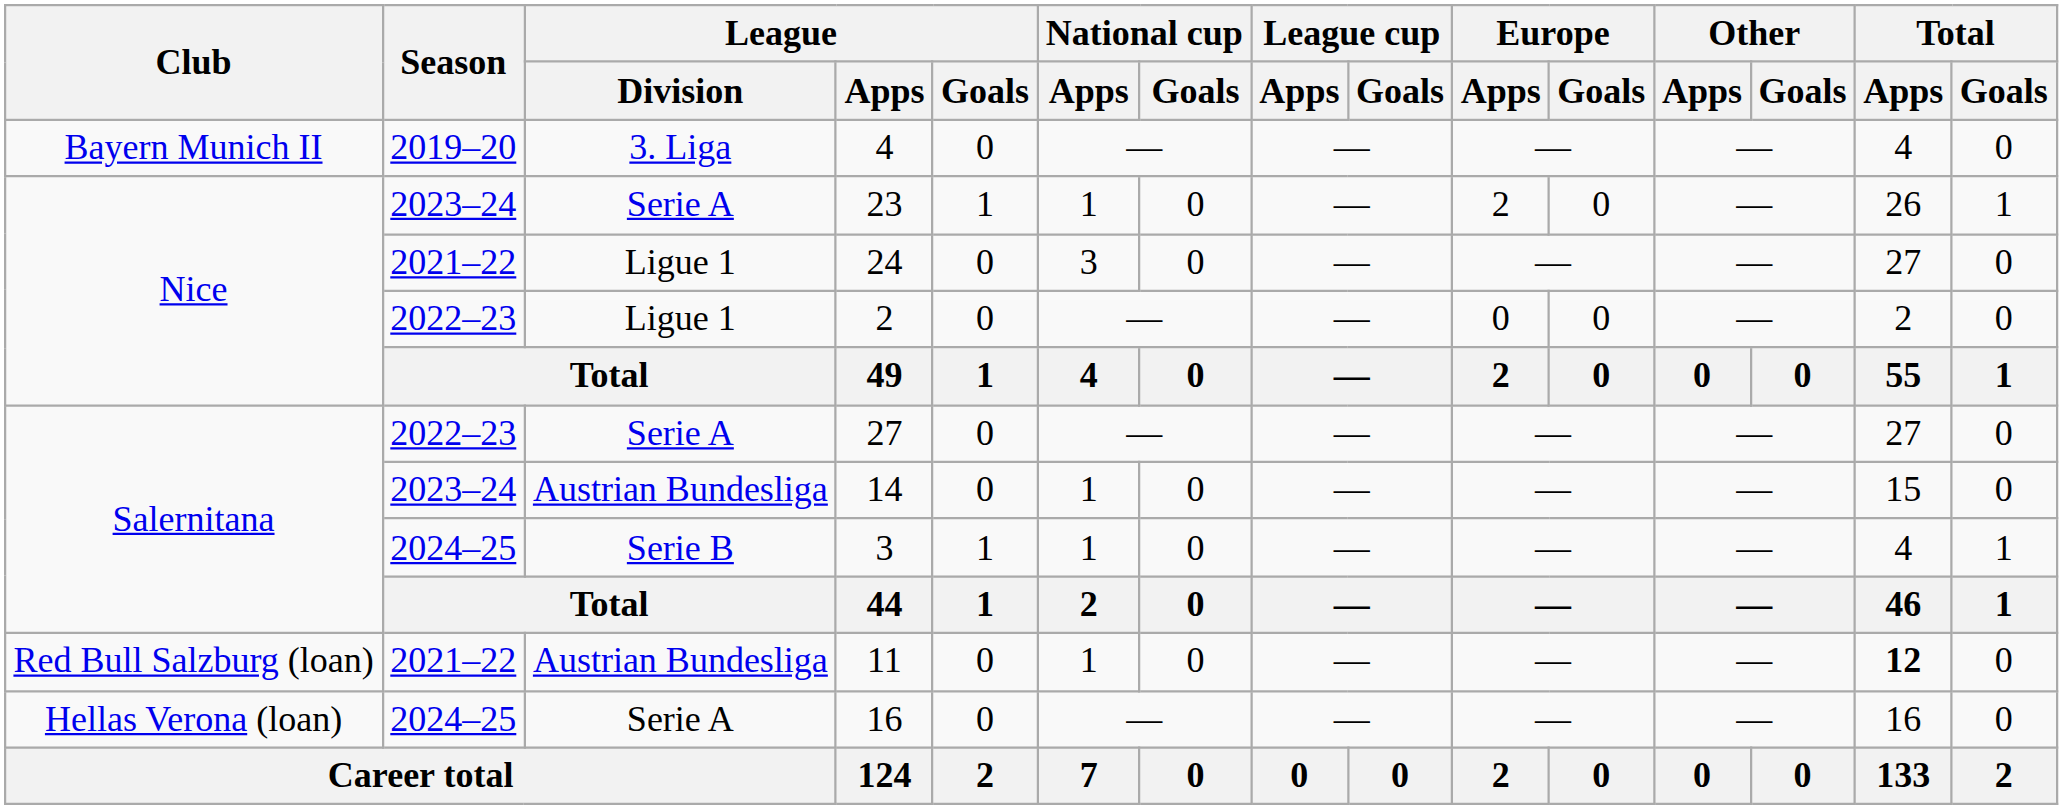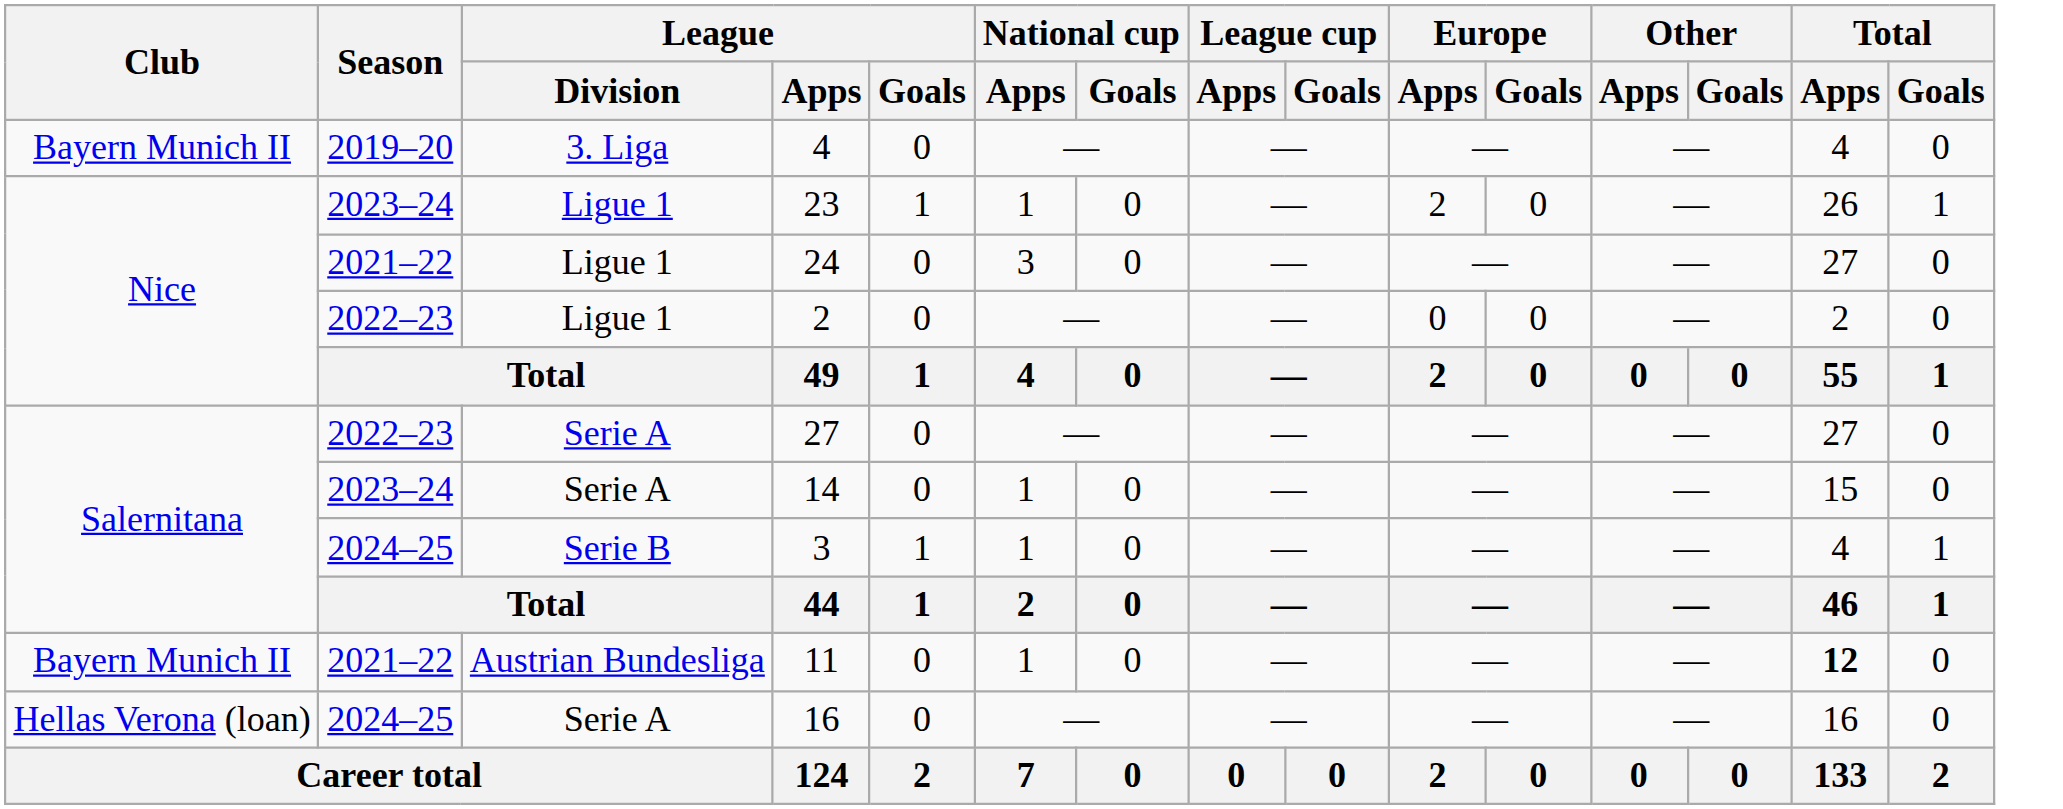(680, 204) Serie A -> (617, 204) Ligue 1
(680, 489) Austrian Bundesliga -> (617, 489) Serie A
(194, 661) Red Bull Salzburg (loan) -> (162, 661) Bayern Munich II
